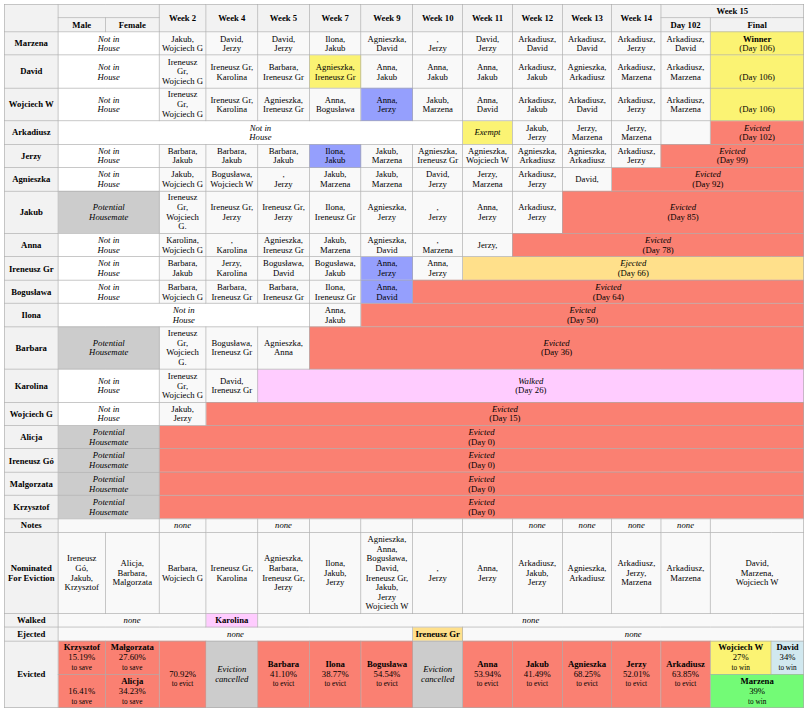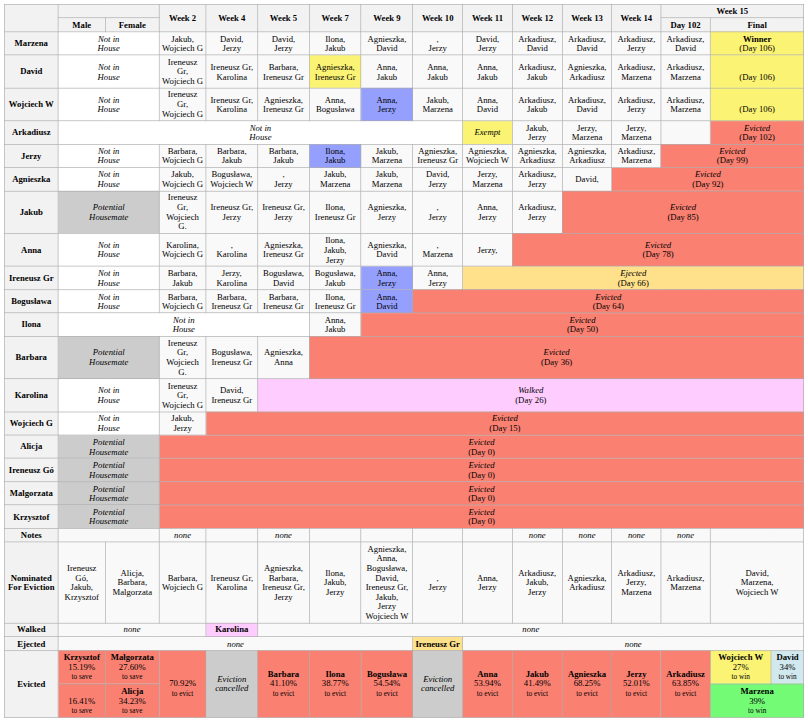(183, 155) Barbara, Jakub -> (183, 155) Barbara, Wojciech G
(636, 155) Arkadiusz, Jerzy -> (636, 155) Arkadiusz, Marzena
(335, 245) Jakub, Marzena -> (335, 249) Ilona, Jakub, Jerzy
